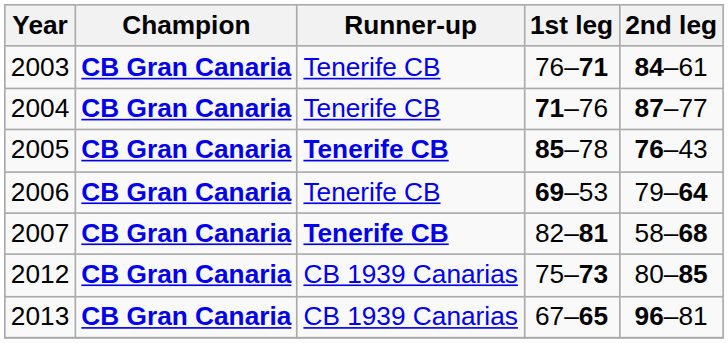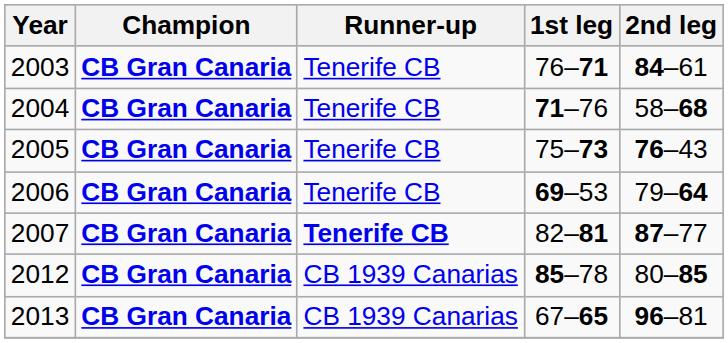(671, 108) 87–77 -> (671, 108) 58–68
(376, 150) bold -> (372, 150) normal
(572, 150) 85–78 -> (572, 150) 75–73
(671, 233) 58–68 -> (671, 233) 87–77
(572, 274) 75–73 -> (572, 274) 85–78
